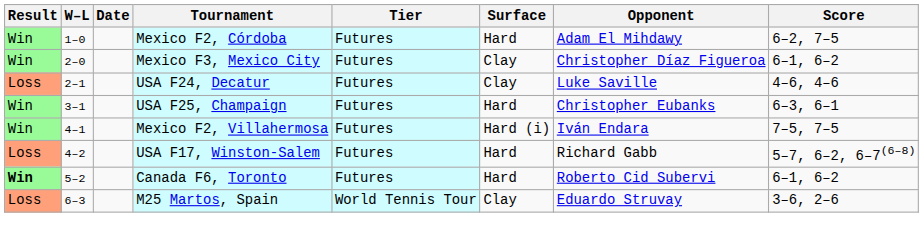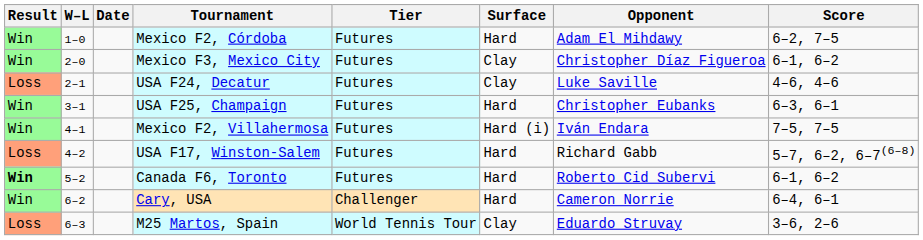+ row: (174, 201)
